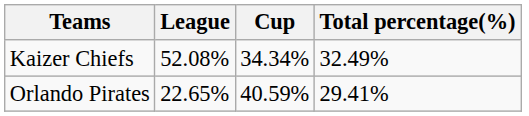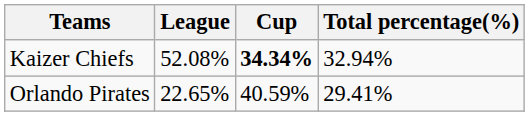(275, 57) normal -> (277, 57) bold
(354, 57) 32.49% -> (358, 57) 32.94%
